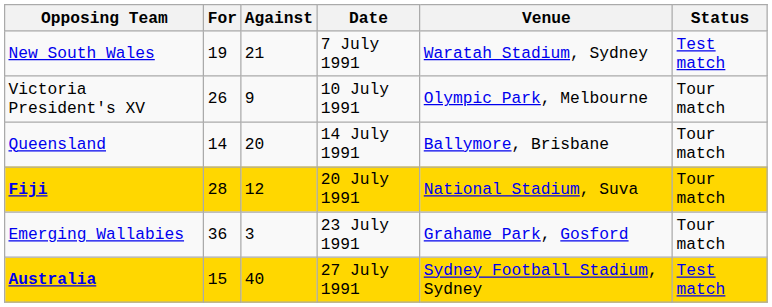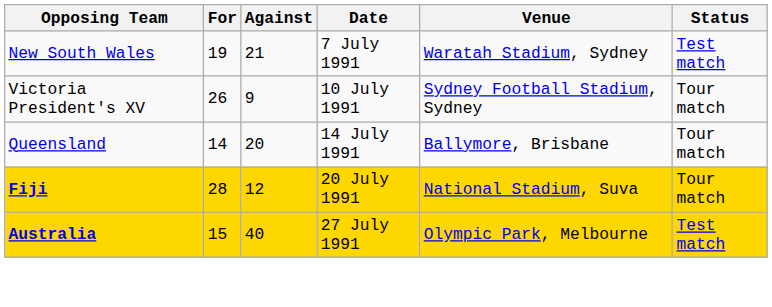(536, 99) Olympic Park, Melbourne -> (541, 99) Sydney Football Stadium, Sydney
- row: (96, 235)
(541, 280) Sydney Football Stadium, Sydney -> (536, 235) Olympic Park, Melbourne
